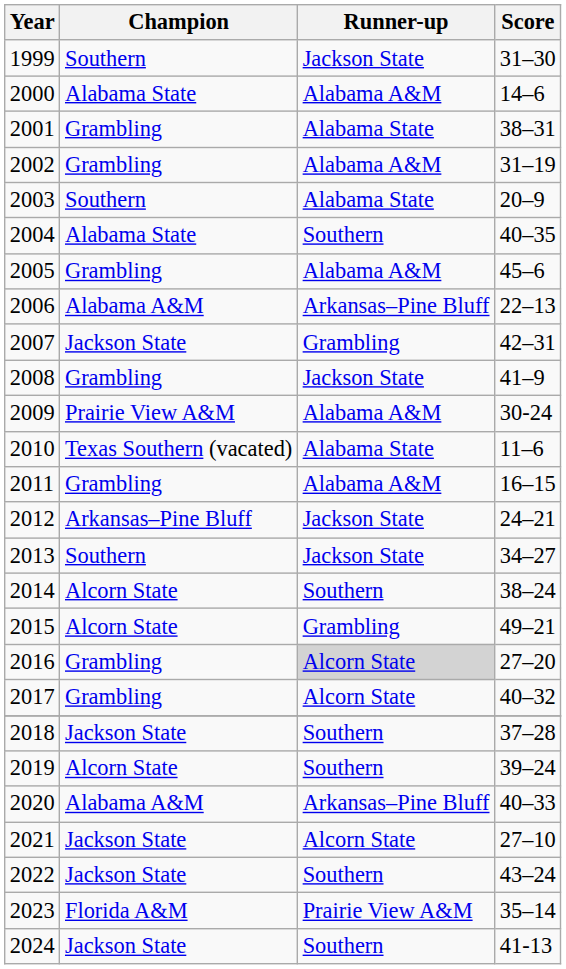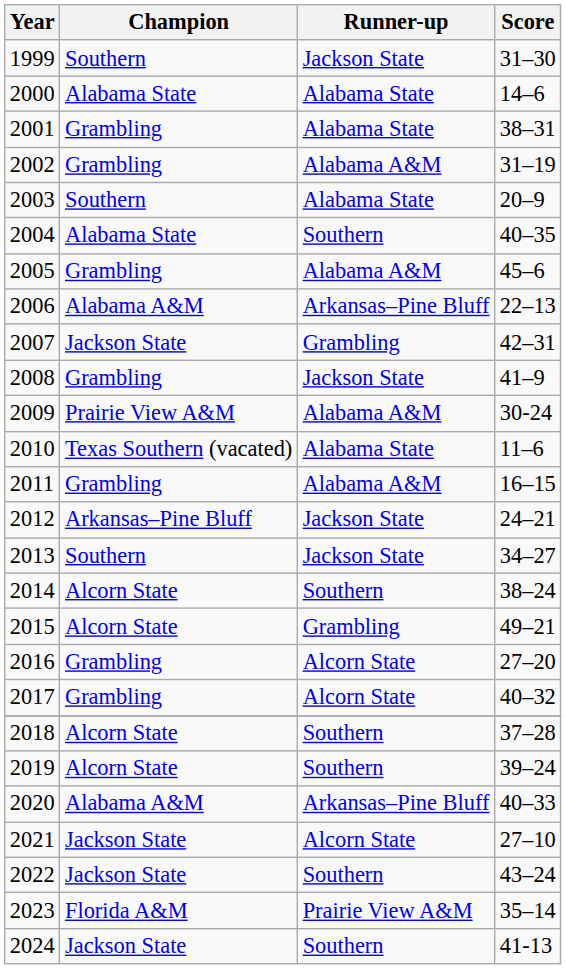(372, 93) Alabama A&M -> (368, 93) Alabama State
(359, 661) lightgrey background -> (359, 661) no background
(126, 732) Jackson State -> (121, 732) Alcorn State
